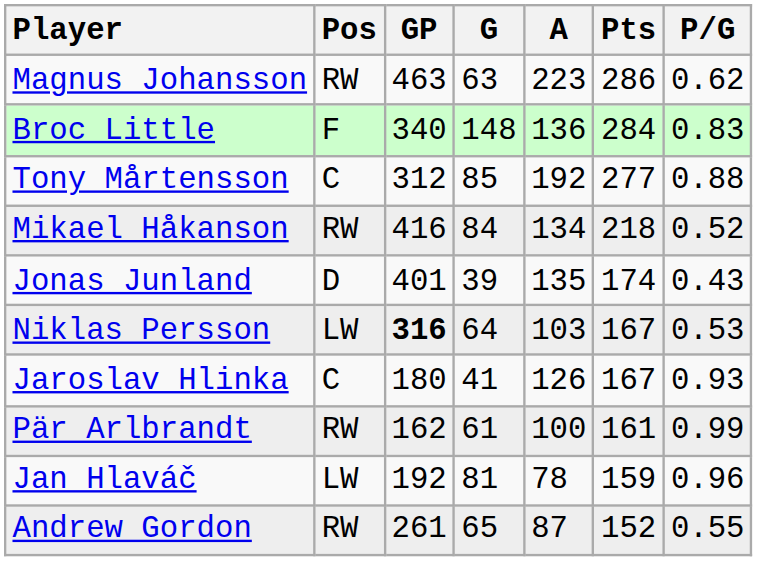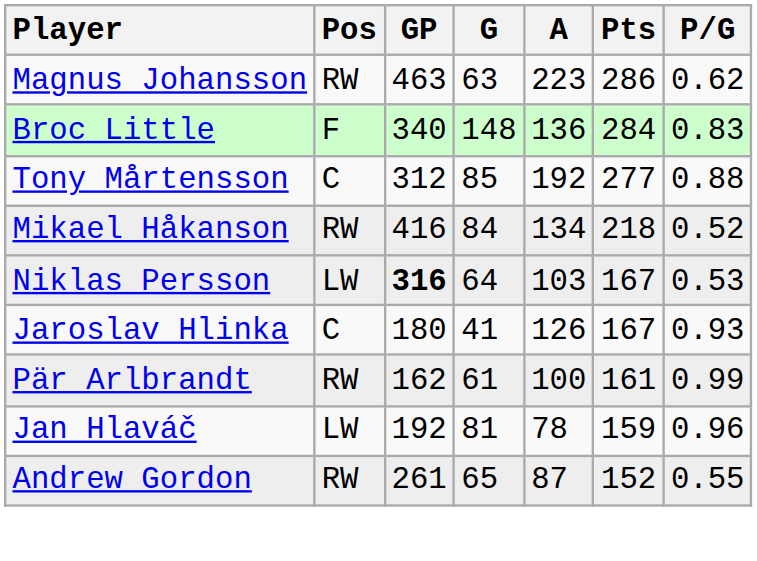- row: (132, 280)
